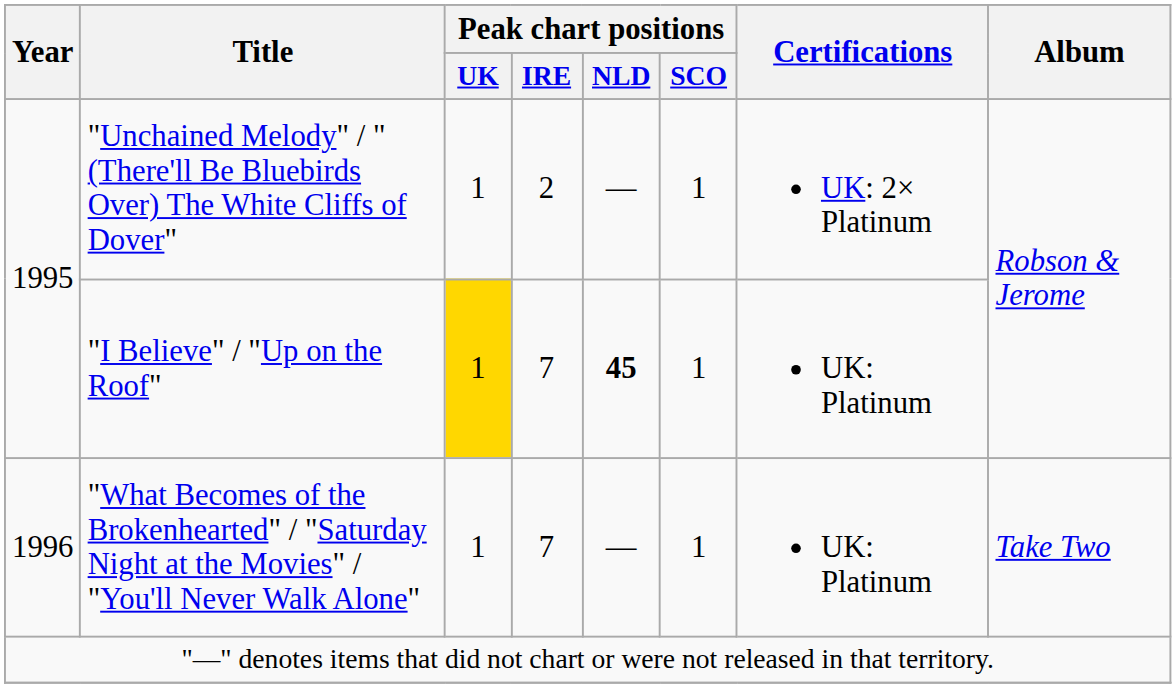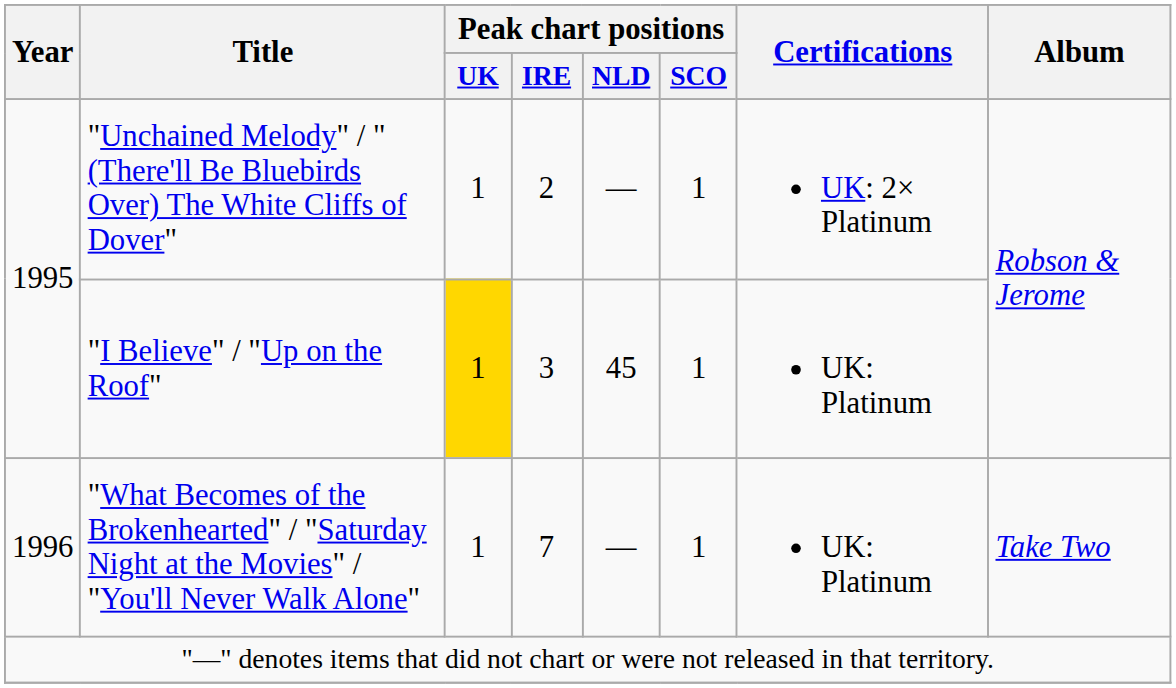(547, 367) 7 -> (547, 367) 3
(621, 367) bold -> (621, 367) normal
